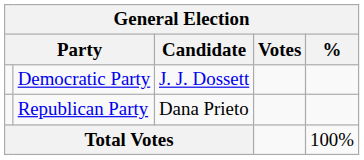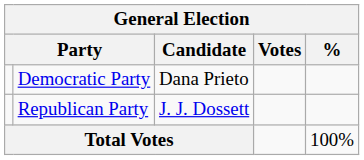(204, 79) J. J. Dossett -> (204, 79) Dana Prieto
(204, 109) Dana Prieto -> (204, 109) J. J. Dossett
